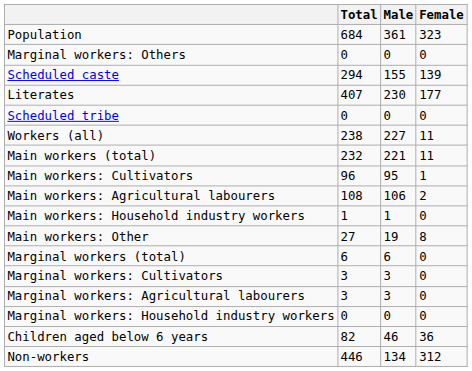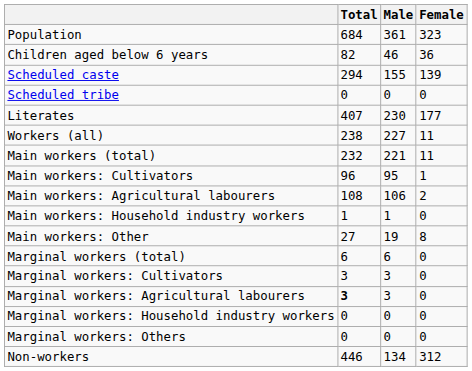rows swapped: (108, 337) <-> (97, 55)
rows swapped: (63, 115) <-> (41, 95)
(344, 296) normal -> (344, 296) bold
